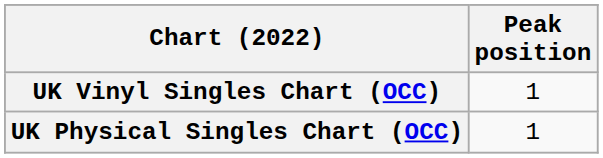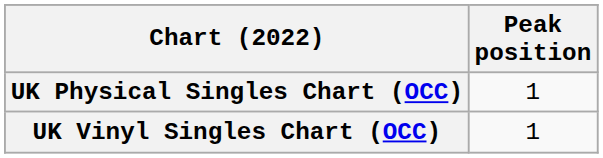rows swapped: (237, 132) <-> (237, 92)
